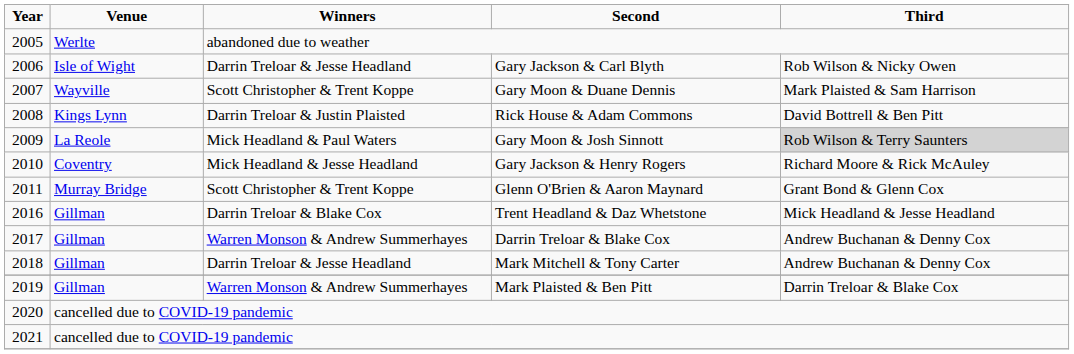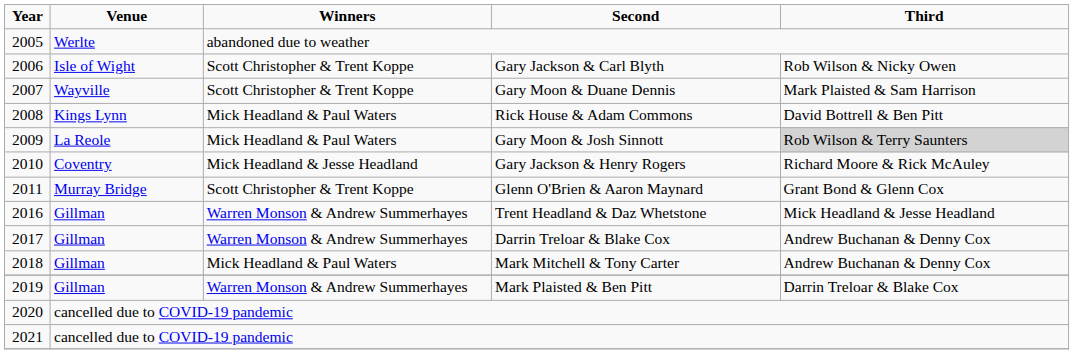(309, 66) Darrin Treloar & Jesse Headland -> (310, 66) Scott Christopher & Trent Koppe
(306, 115) Darrin Treloar & Justin Plaisted -> (302, 115) Mick Headland & Paul Waters
(294, 213) Darrin Treloar & Blake Cox -> (337, 213) Warren Monson & Andrew Summerhayes
(309, 262) Darrin Treloar & Jesse Headland -> (302, 262) Mick Headland & Paul Waters
